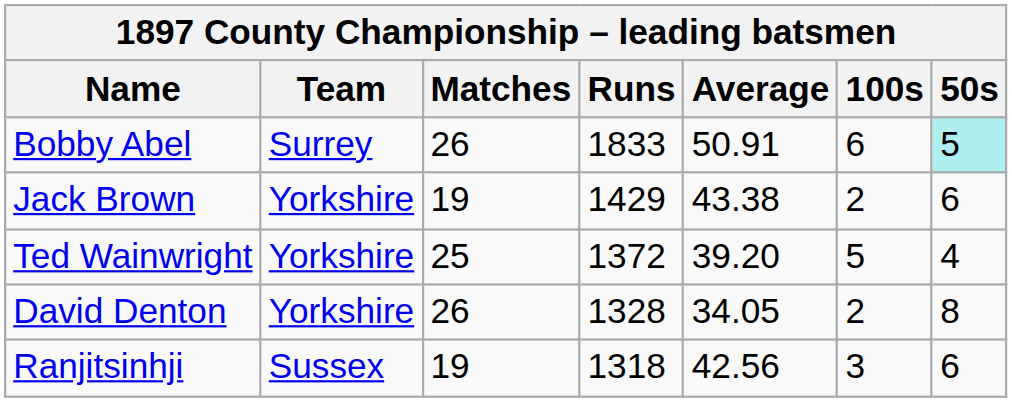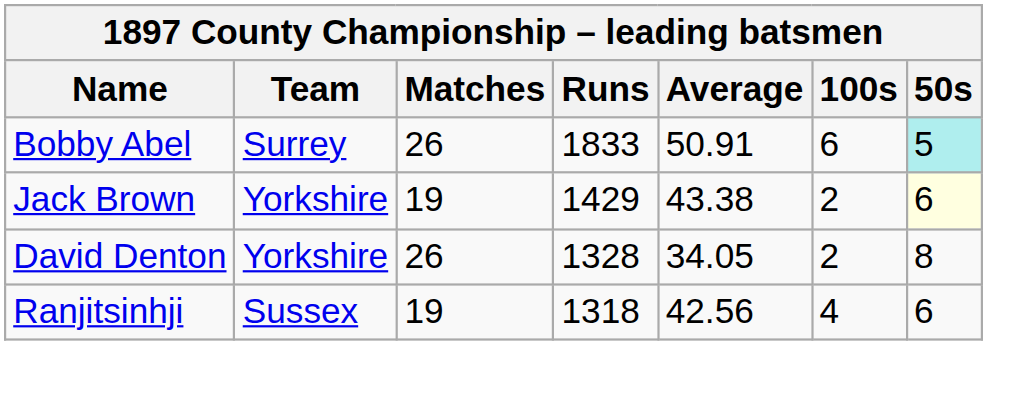(950, 199) no background -> (924, 199) lightyellow background
- row: (133, 255)
(855, 367) 3 -> (829, 311) 4
